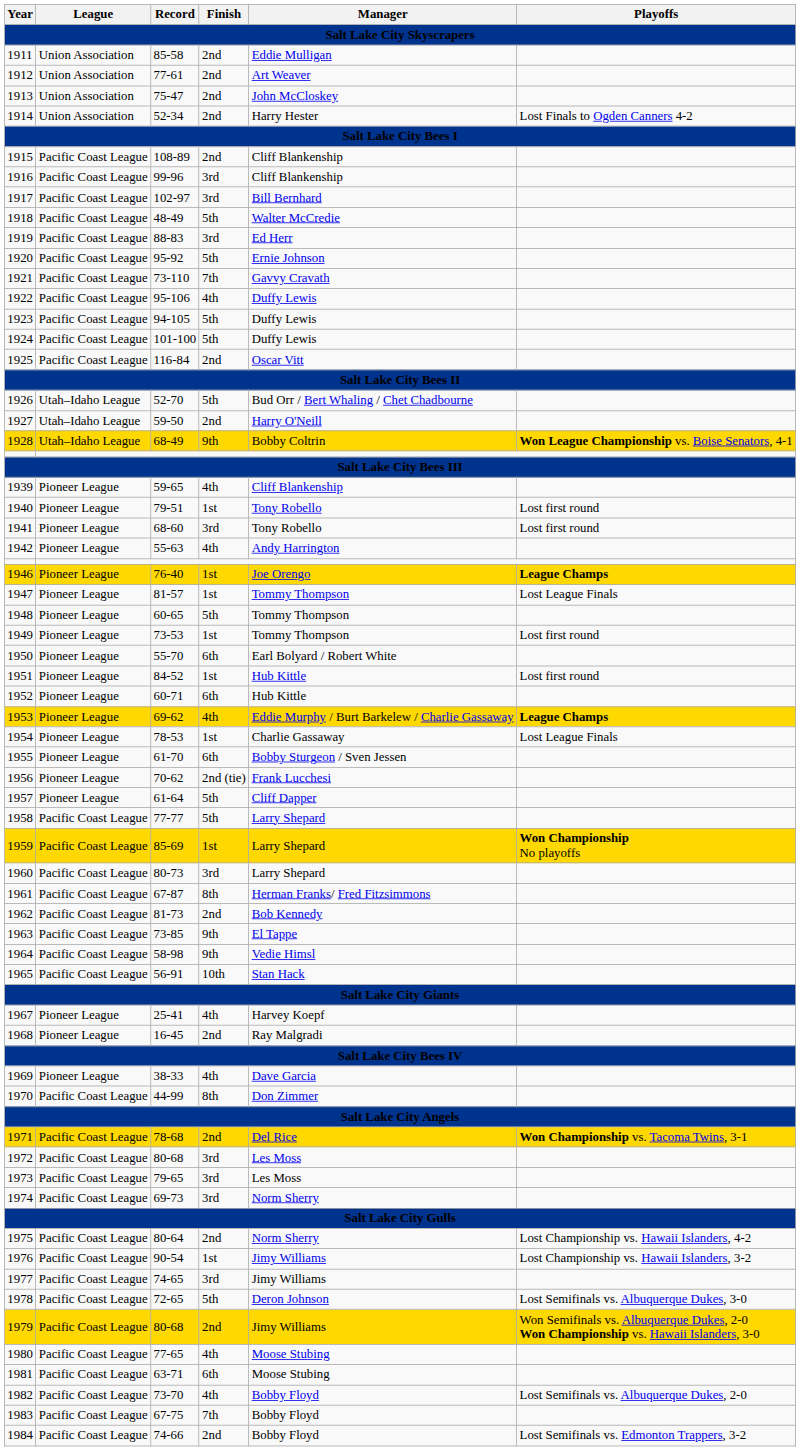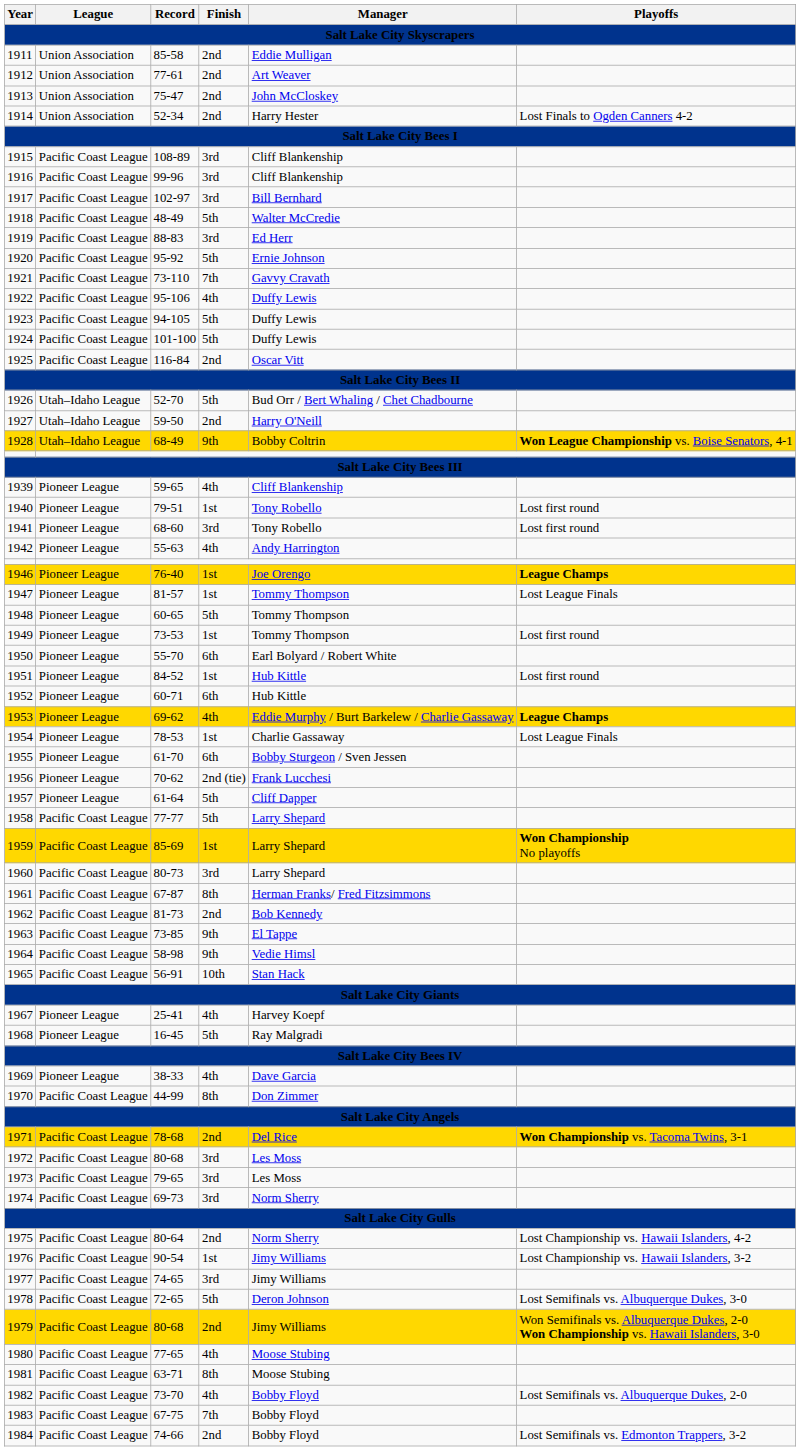(212, 156) 2nd -> (211, 156) 3rd
(212, 1035) 2nd -> (210, 1035) 5th
(210, 1374) 6th -> (210, 1374) 8th
